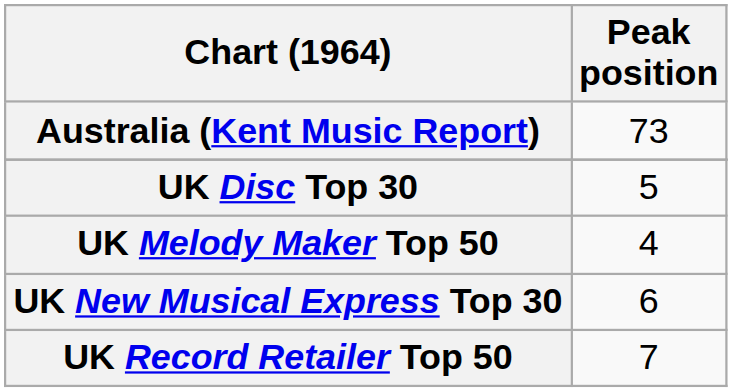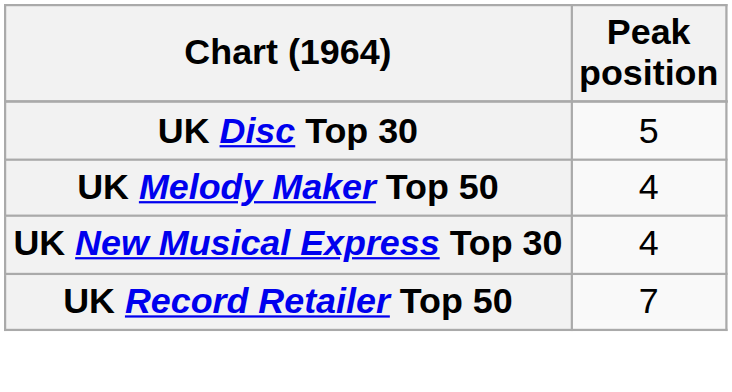- row: (288, 130)
(649, 300) 6 -> (649, 243) 4
